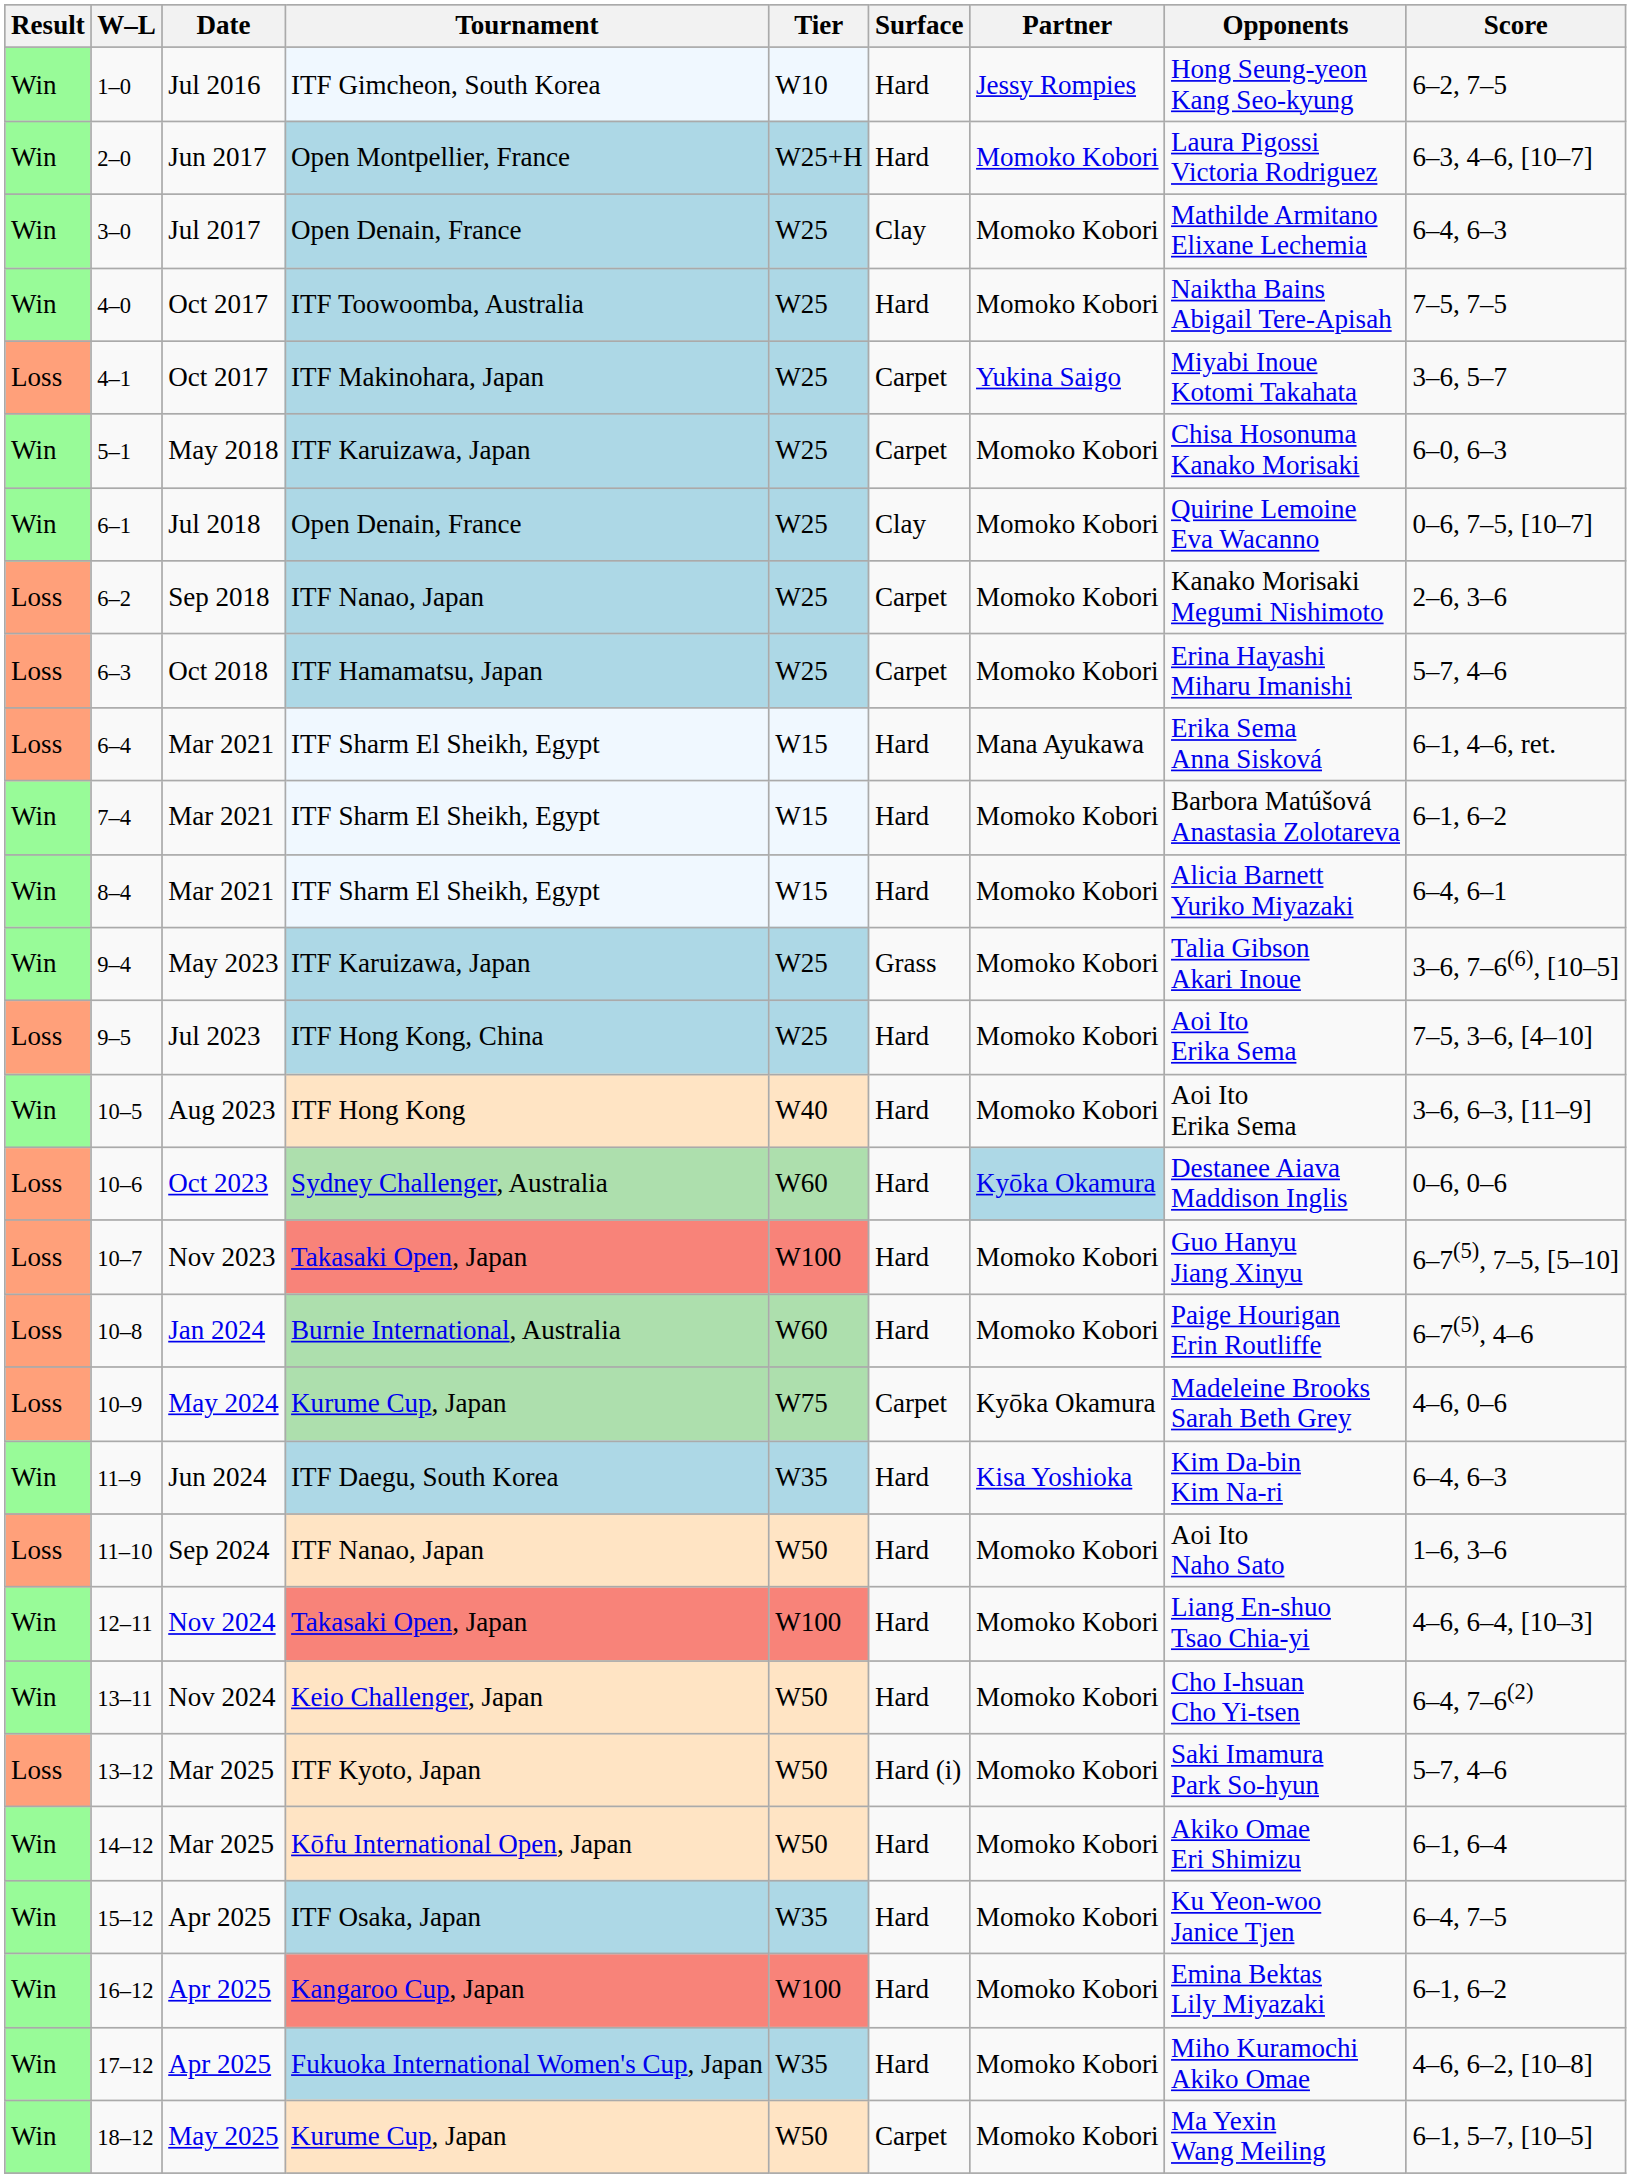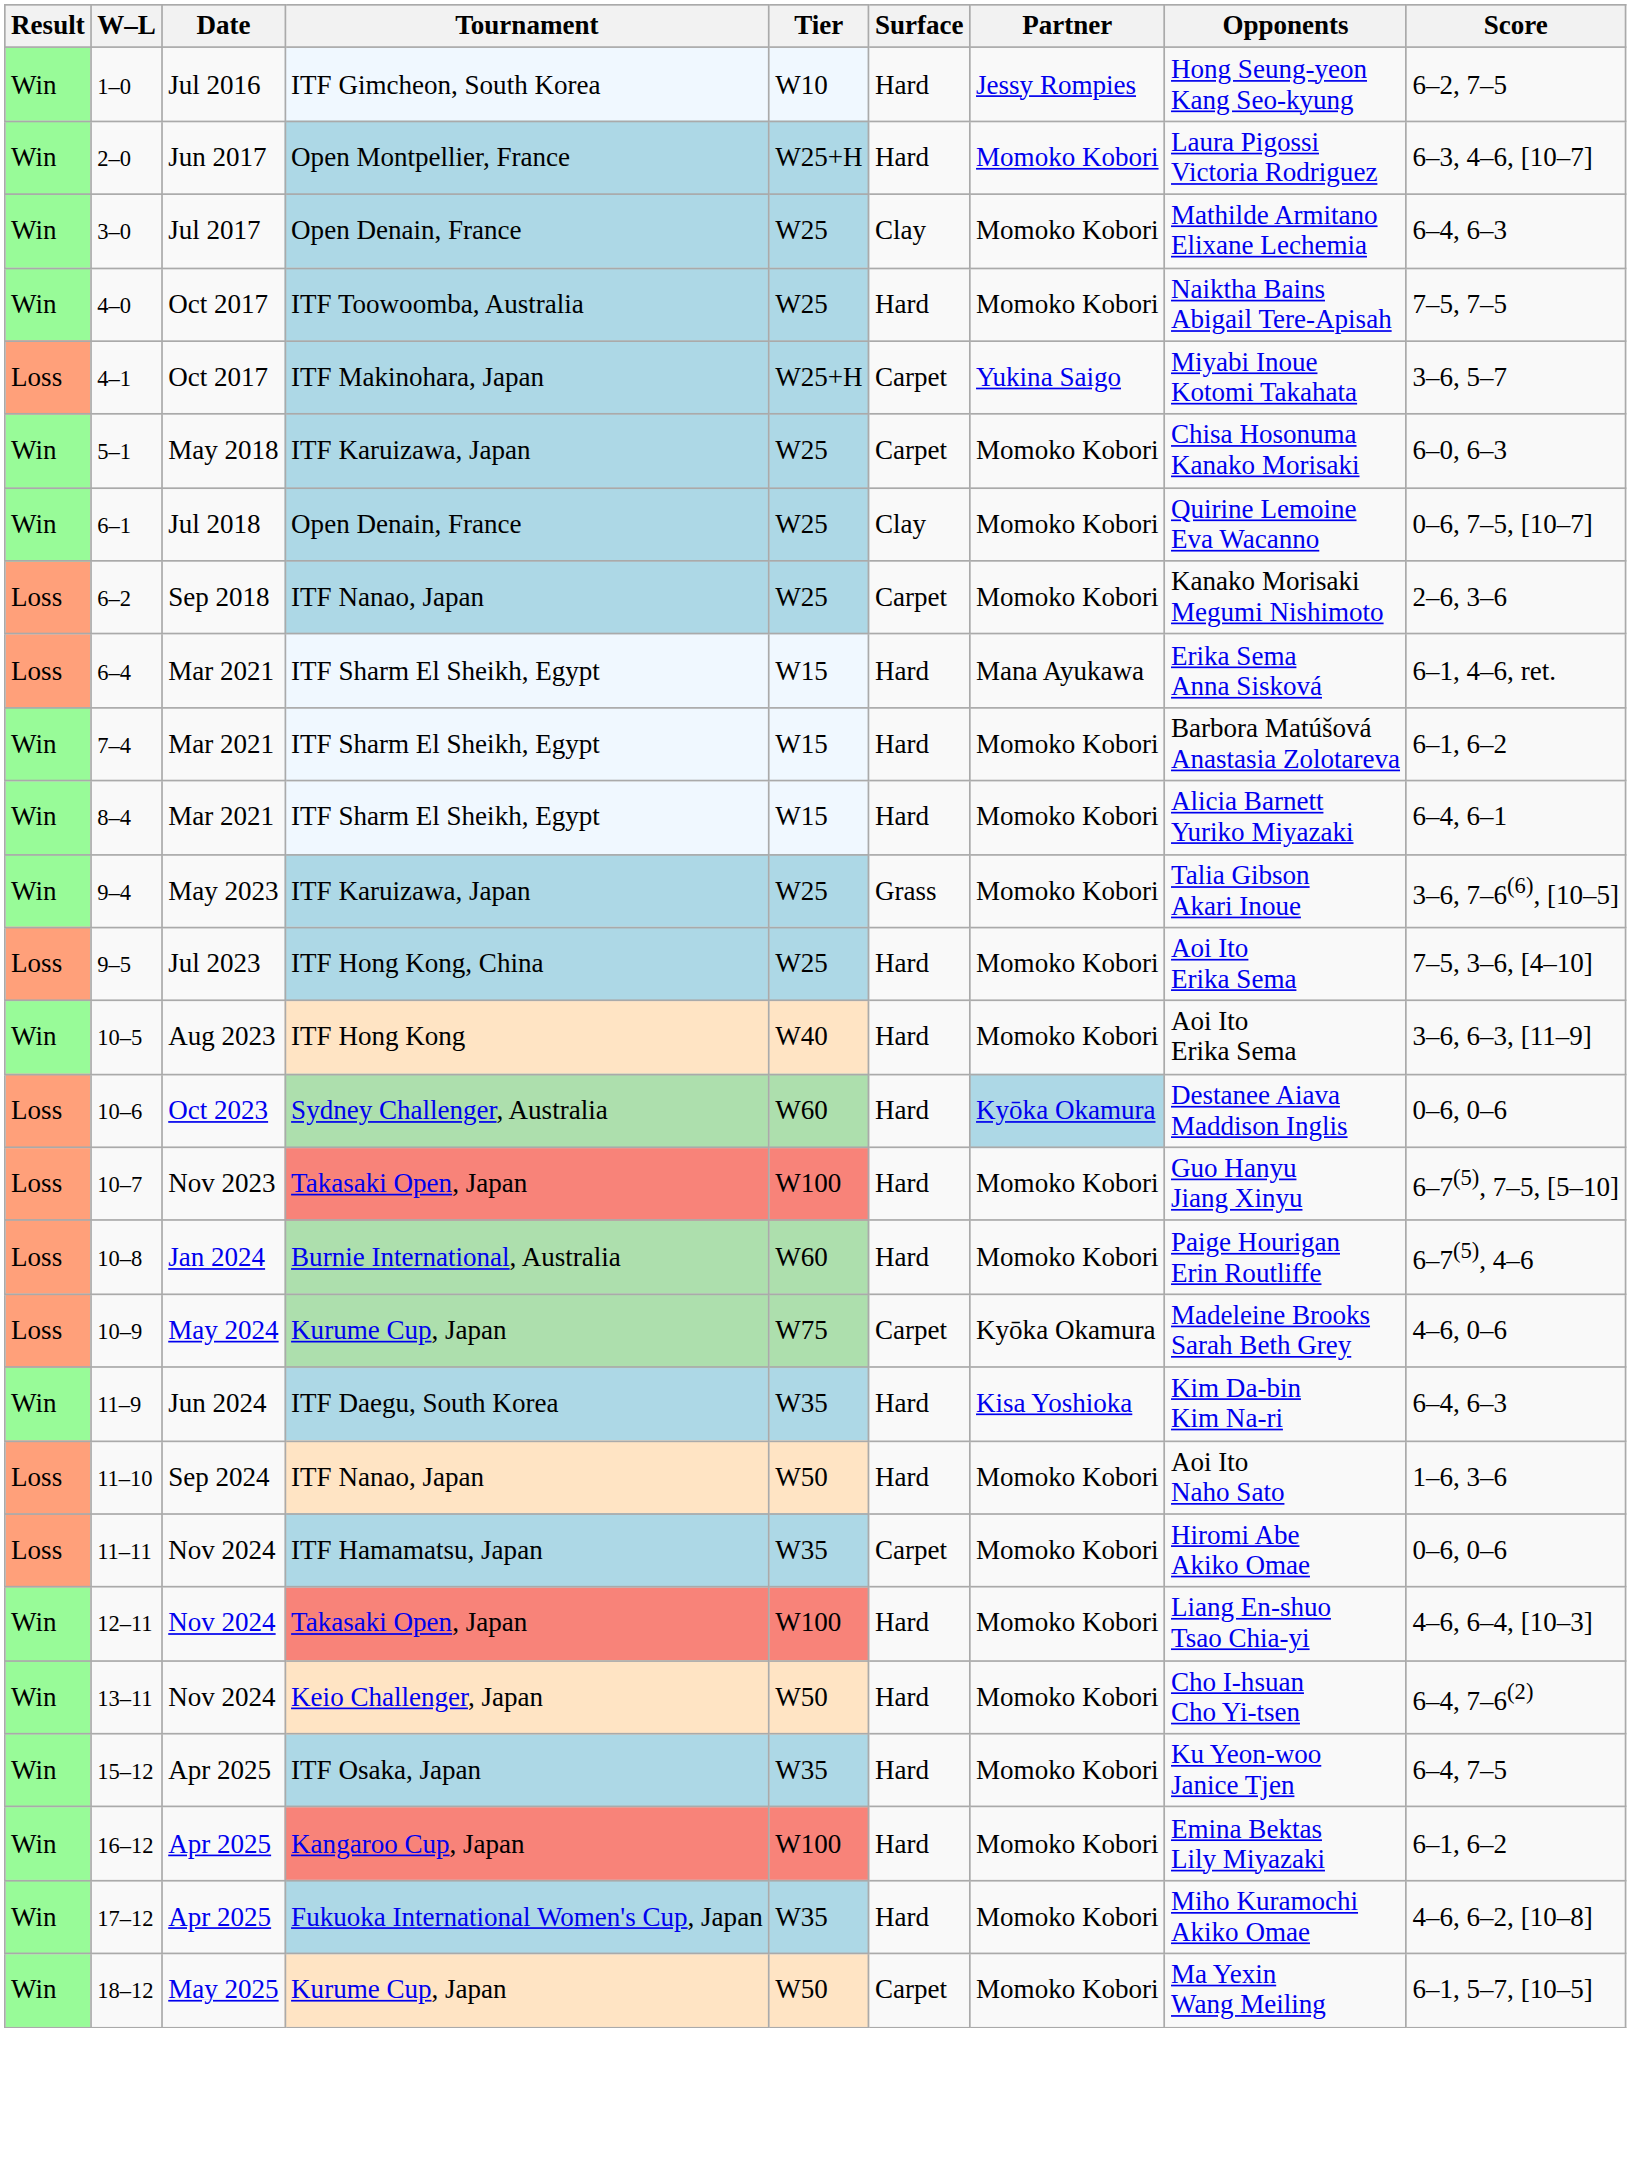(801, 377) W25 -> (819, 377) W25+H
- row: (114, 672)
+ row: (124, 1551)
- row: (125, 1771)
- row: (125, 1845)
